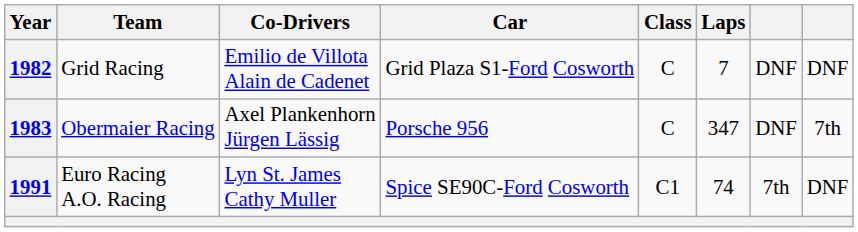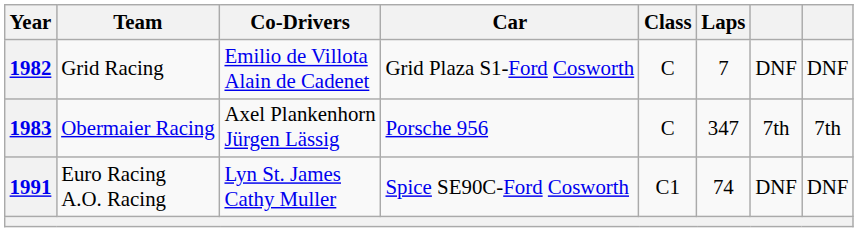(776, 127) DNF -> (776, 127) 7th
(776, 187) 7th -> (776, 187) DNF
